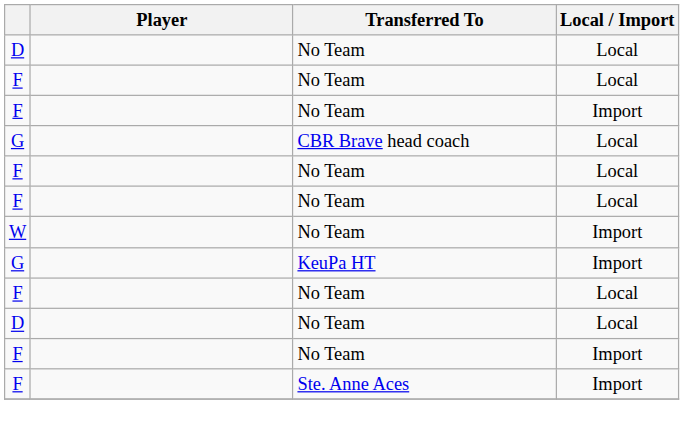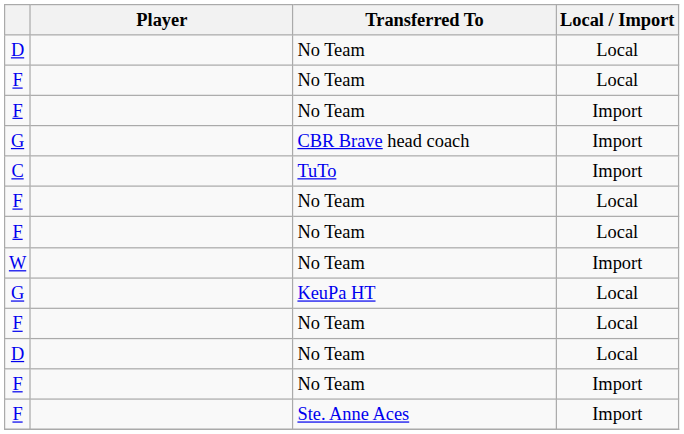(617, 141) Local -> (617, 141) Import
+ row: (18, 171)
(617, 262) Import -> (617, 292) Local
